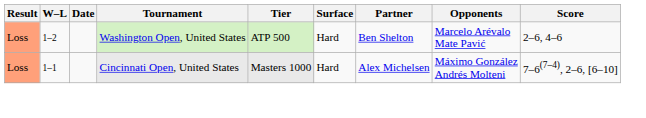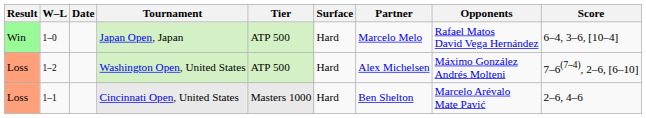+ row: (141, 37)
(386, 37) Ben Shelton -> (394, 67) Alex Michelsen
(473, 37) Marcelo Arévalo Mate Pavić -> (476, 67) Máximo González Andrés Molteni
(543, 37) 2–6, 4–6 -> (591, 67) 7–6(7–4), 2–6, [6–10]
(394, 67) Alex Michelsen -> (386, 98) Ben Shelton
(476, 67) Máximo González Andrés Molteni -> (473, 98) Marcelo Arévalo Mate Pavić
(570, 67) 7–6(7–4), 2–6, [6–10] -> (563, 98) 2–6, 4–6
